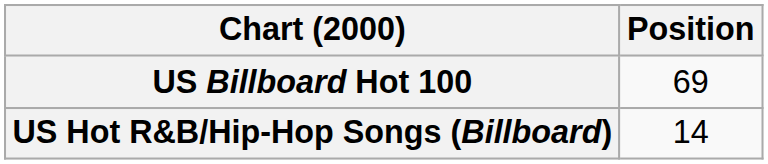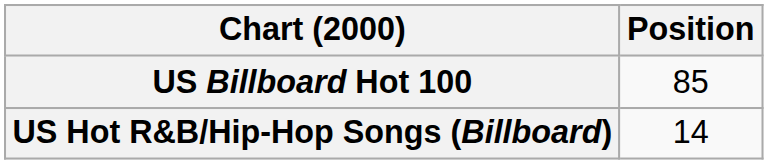(691, 81) 69 -> (691, 81) 85
